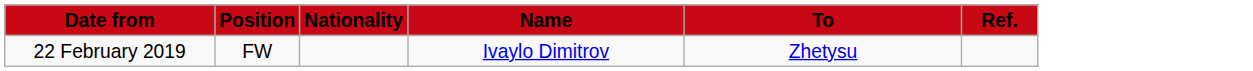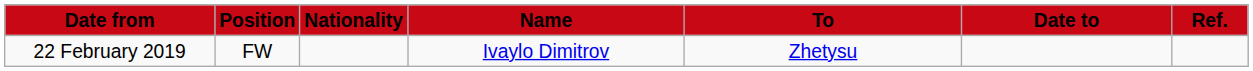+ column: (1067, 20)
